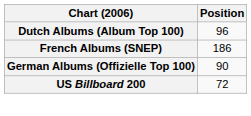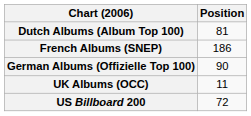(222, 31) 96 -> (222, 31) 81
+ row: (101, 84)
